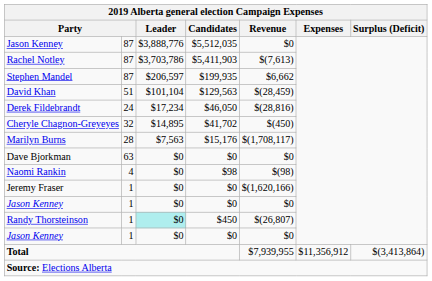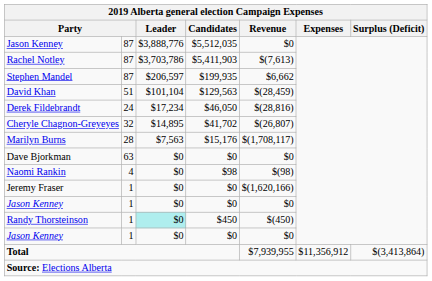(280, 124) $(450) -> (274, 124) $(26,807)
(274, 220) $(26,807) -> (280, 220) $(450)
